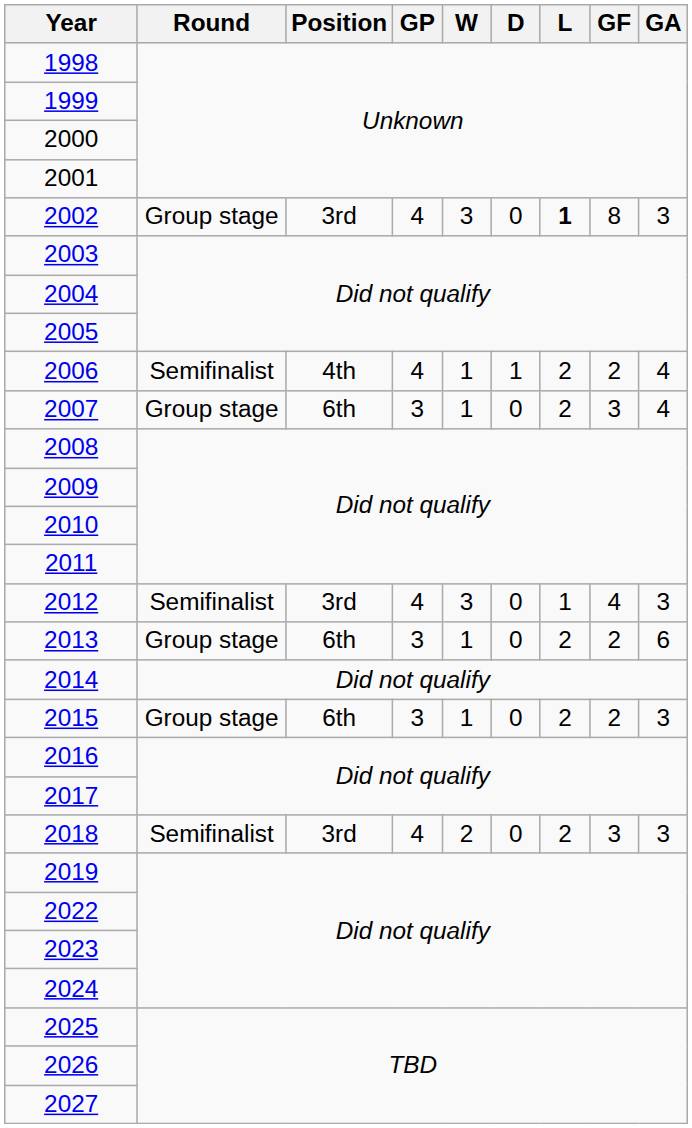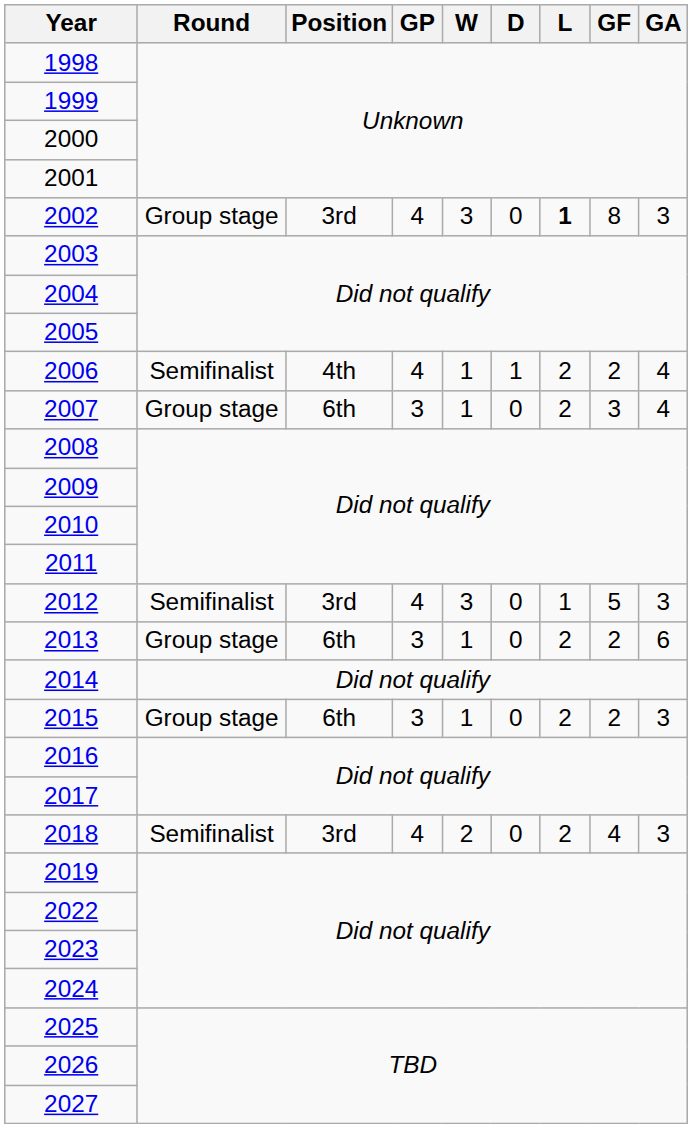(614, 602) 4 -> (614, 602) 5
(614, 833) 3 -> (614, 833) 4
